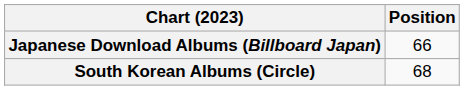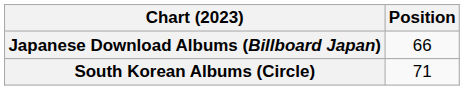(422, 71) 68 -> (422, 71) 71
